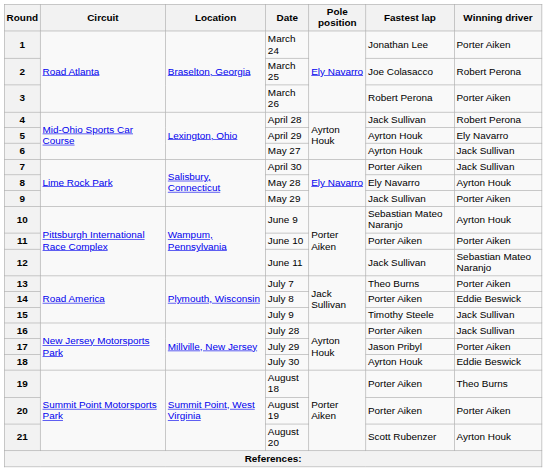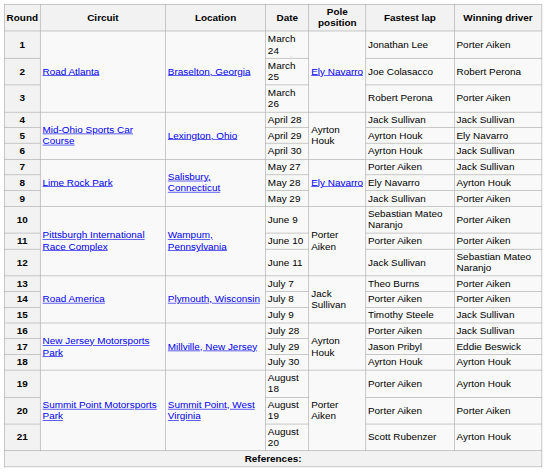(489, 119) Robert Perona -> (485, 119) Jack Sullivan
(284, 151) May 27 -> (285, 151) April 30
(285, 167) April 30 -> (284, 167) May 27
(484, 219) Ayrton Houk -> (484, 219) Porter Aiken
(489, 299) Eddie Beswick -> (484, 299) Porter Aiken
(484, 346) Porter Aiken -> (489, 346) Eddie Beswick
(489, 362) Eddie Beswick -> (484, 362) Ayrton Houk
(482, 383) Theo Burns -> (484, 383) Ayrton Houk
